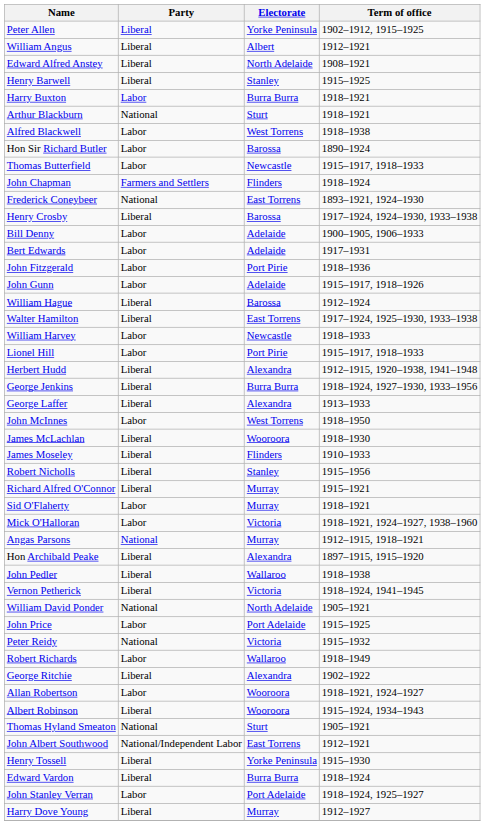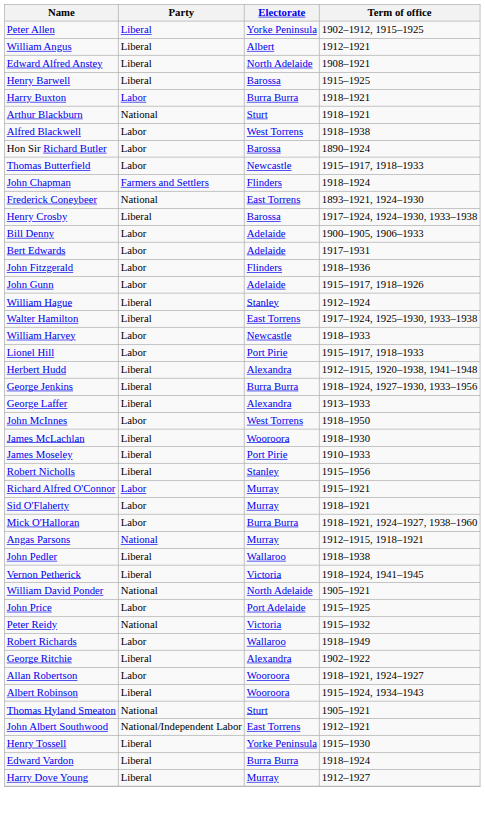(263, 81) Stanley -> (264, 81) Barossa
(267, 268) Port Pirie -> (264, 268) Flinders
(264, 302) Barossa -> (263, 302) Stanley
(264, 455) Flinders -> (267, 455) Port Pirie
(136, 489) Liberal -> (134, 489) Labor
(264, 523) Victoria -> (273, 523) Burra Burra
- row: (53, 557)
- row: (50, 795)
